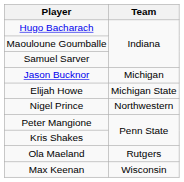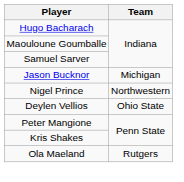- row: (57, 91)
+ row: (57, 106)
- row: (57, 169)
